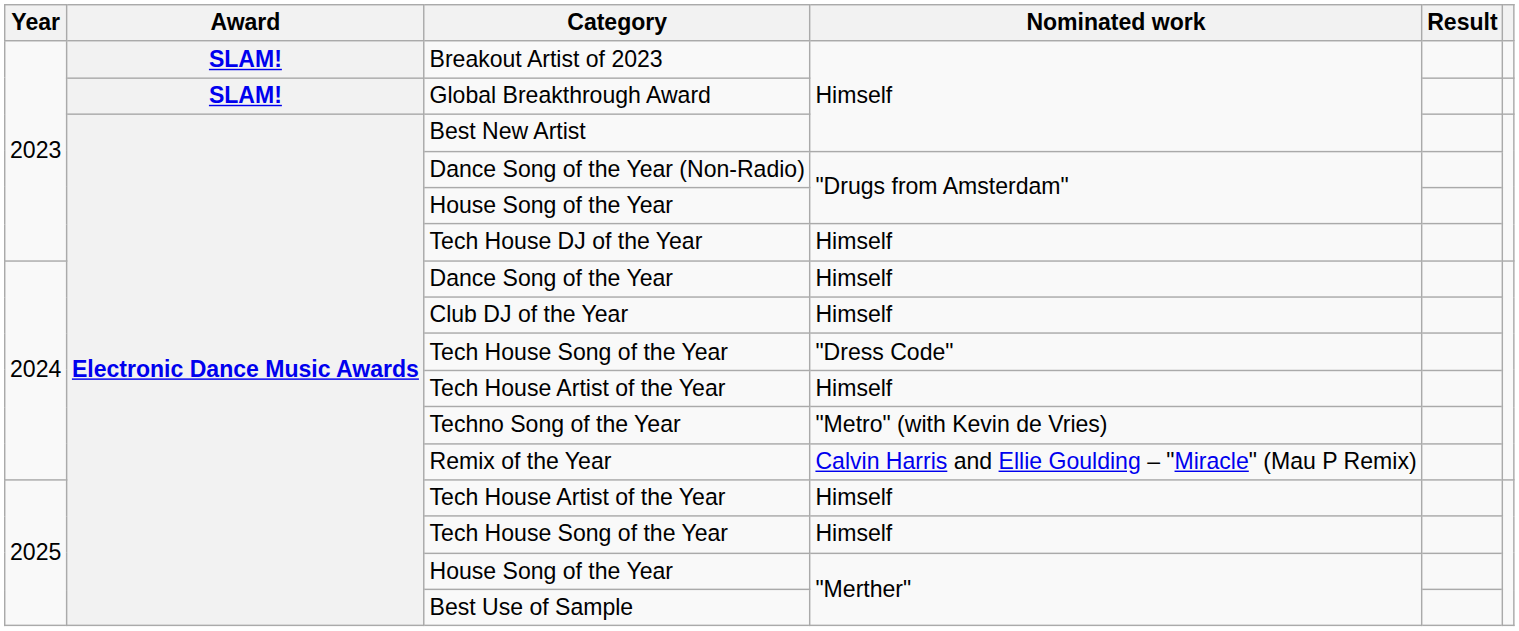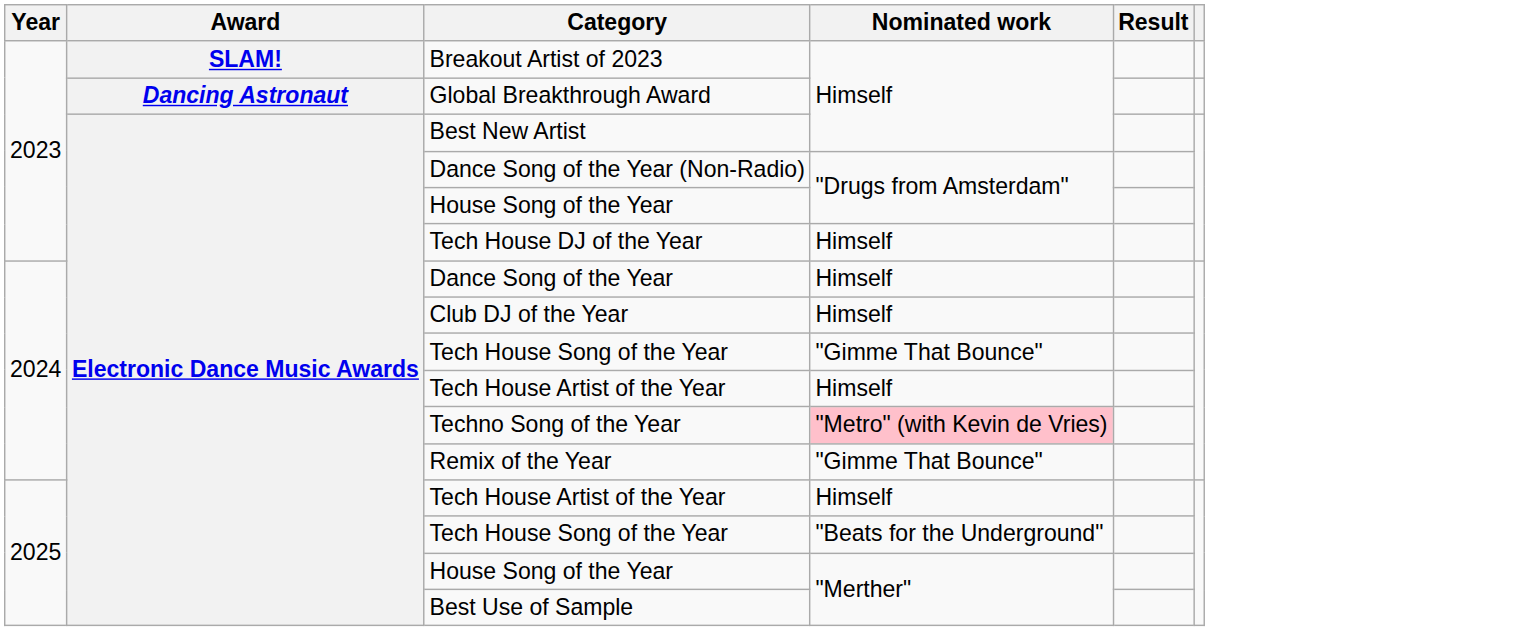(245, 95) SLAM! -> (245, 95) Dancing Astronaut
(884, 351) "Dress Code" -> (929, 351) "Gimme That Bounce"
(961, 424) no background -> (961, 424) pink background
(1116, 461) Calvin Harris and Ellie Goulding – "Miracle" (Mau P Remix) -> (929, 461) "Gimme That Bounce"
(854, 534) Himself -> (959, 534) "Beats for the Underground"
